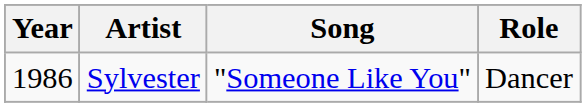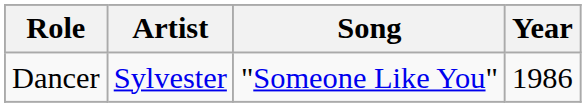columns swapped: (42, 28) <-> (529, 28)
